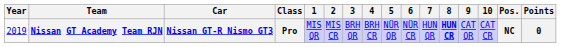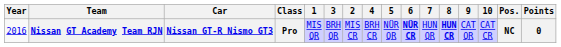columns swapped: (333, 11) <-> (353, 11)
(17, 30) 2019 -> (17, 30) 2016
(410, 30) normal -> (410, 30) bold
